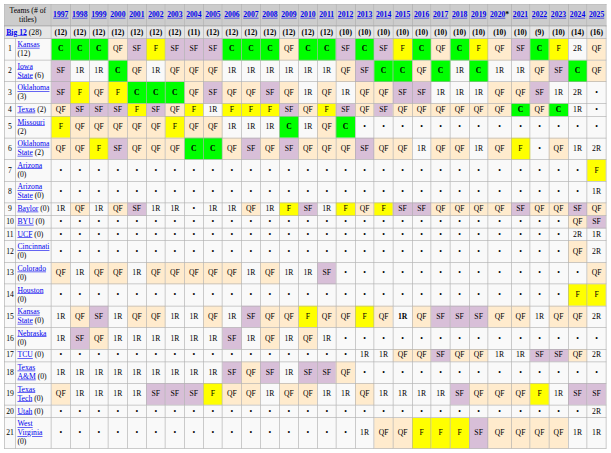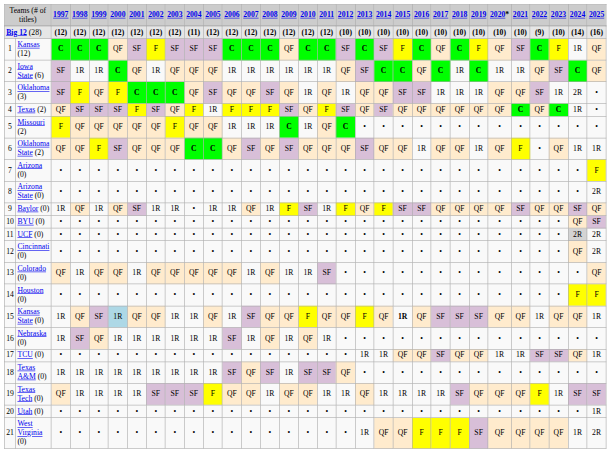(578, 49) 2R -> (578, 49) 1R
(597, 148) 2R -> (597, 148) 1R
(597, 192) 1R -> (597, 192) 2R
(578, 234) no background -> (578, 234) lightgrey background
(597, 234) 1R -> (597, 234) 2R
(118, 316) no background -> (118, 316) lightblue background
(597, 316) 2R -> (597, 316) 1R
(597, 355) 2R -> (597, 355) 1R
(597, 411) 2R -> (597, 411) 1R
(597, 433) 1R -> (597, 433) 2R
